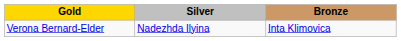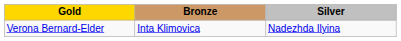columns swapped: (200, 12) <-> (331, 12)
